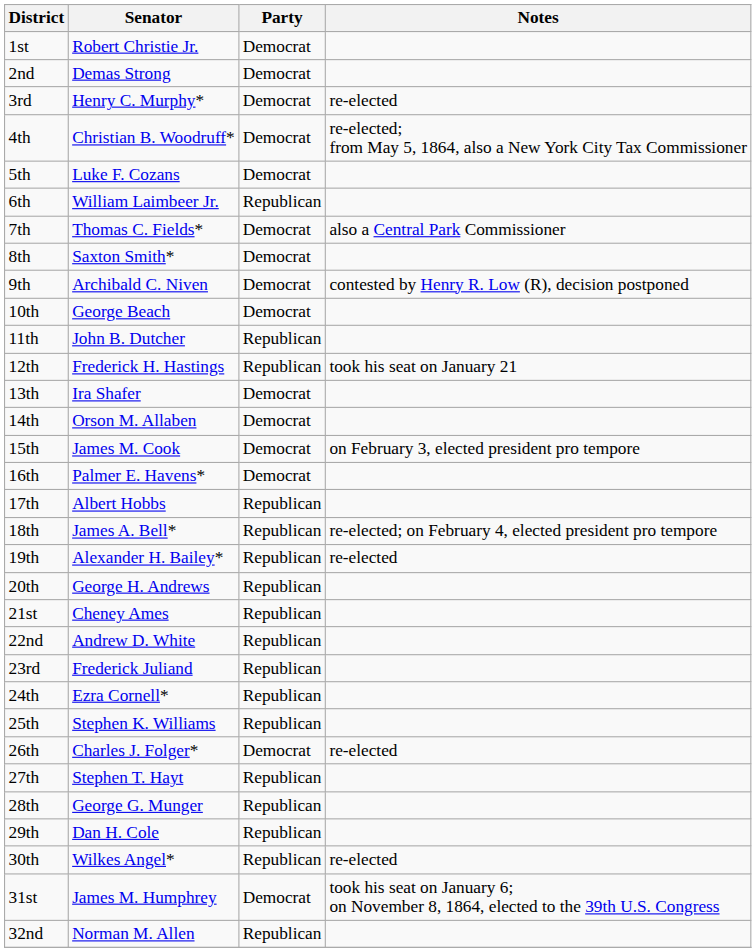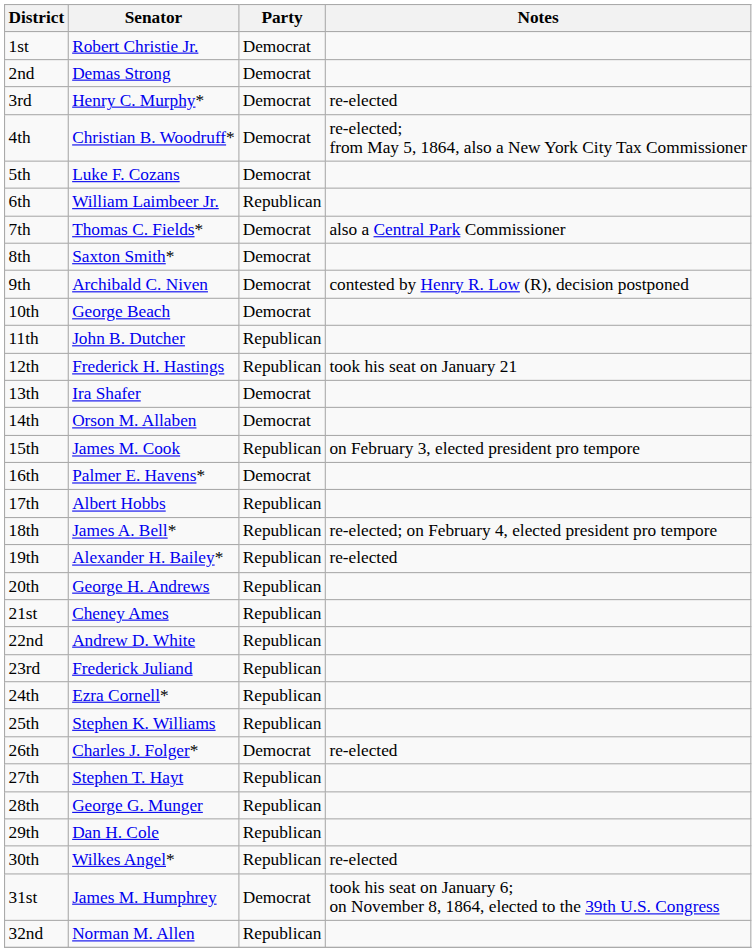(277, 448) Democrat -> (282, 448) Republican
